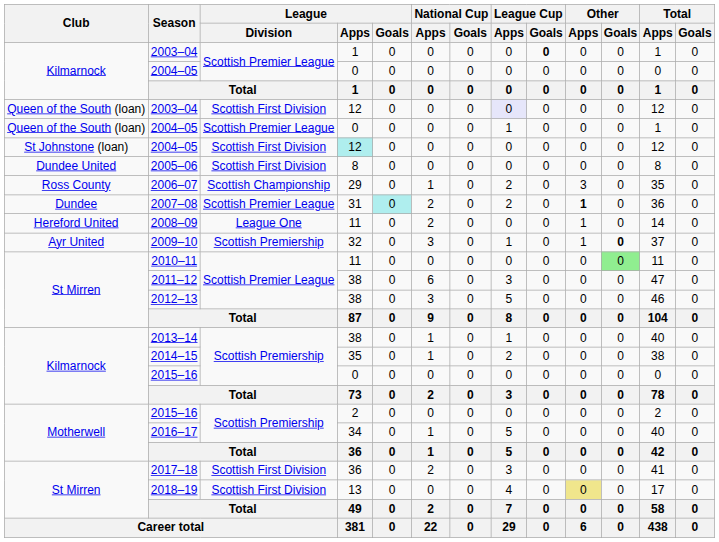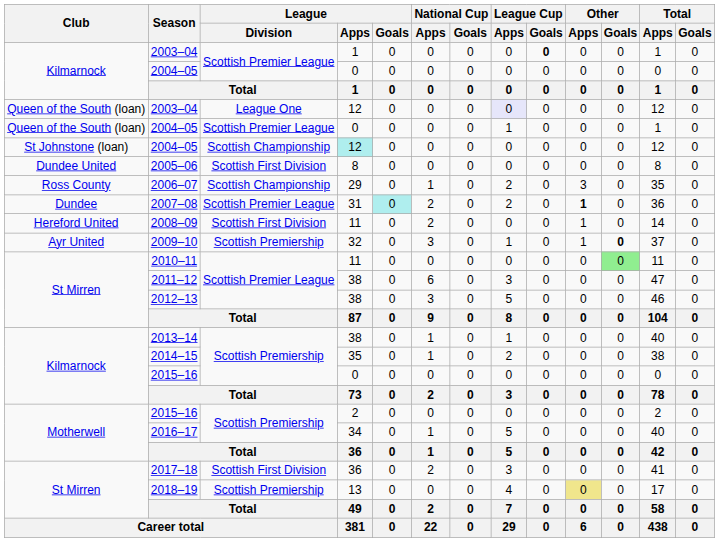(269, 109) Scottish First Division -> (269, 109) League One
(269, 147) Scottish First Division -> (269, 147) Scottish Championship
(269, 223) League One -> (269, 223) Scottish First Division
(269, 489) Scottish First Division -> (269, 489) Scottish Premiership
